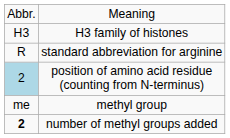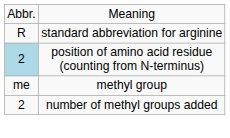- row: (132, 33)
(21, 124) bold -> (21, 104) normal
